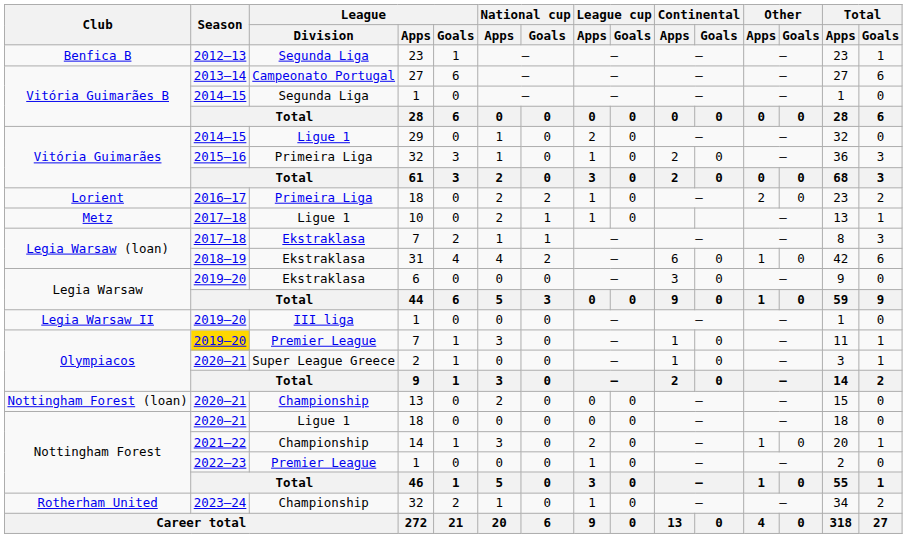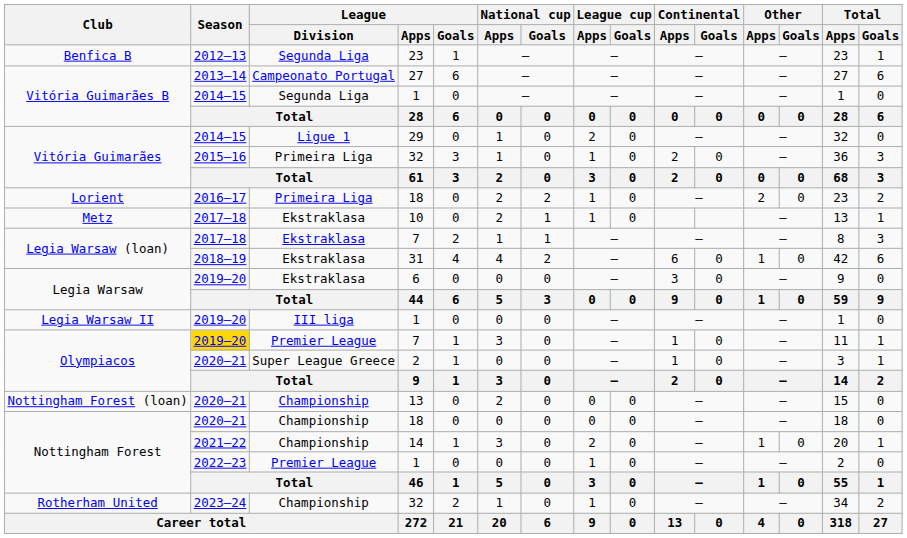(324, 218) Ligue 1 -> (324, 218) Ekstraklasa
(324, 421) Ligue 1 -> (324, 421) Championship
